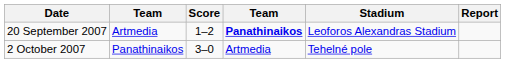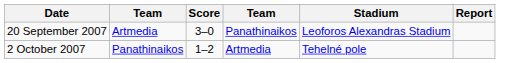(204, 31) 1–2 -> (204, 31) 3–0
(264, 31) bold -> (261, 31) normal
(204, 49) 3–0 -> (204, 49) 1–2
